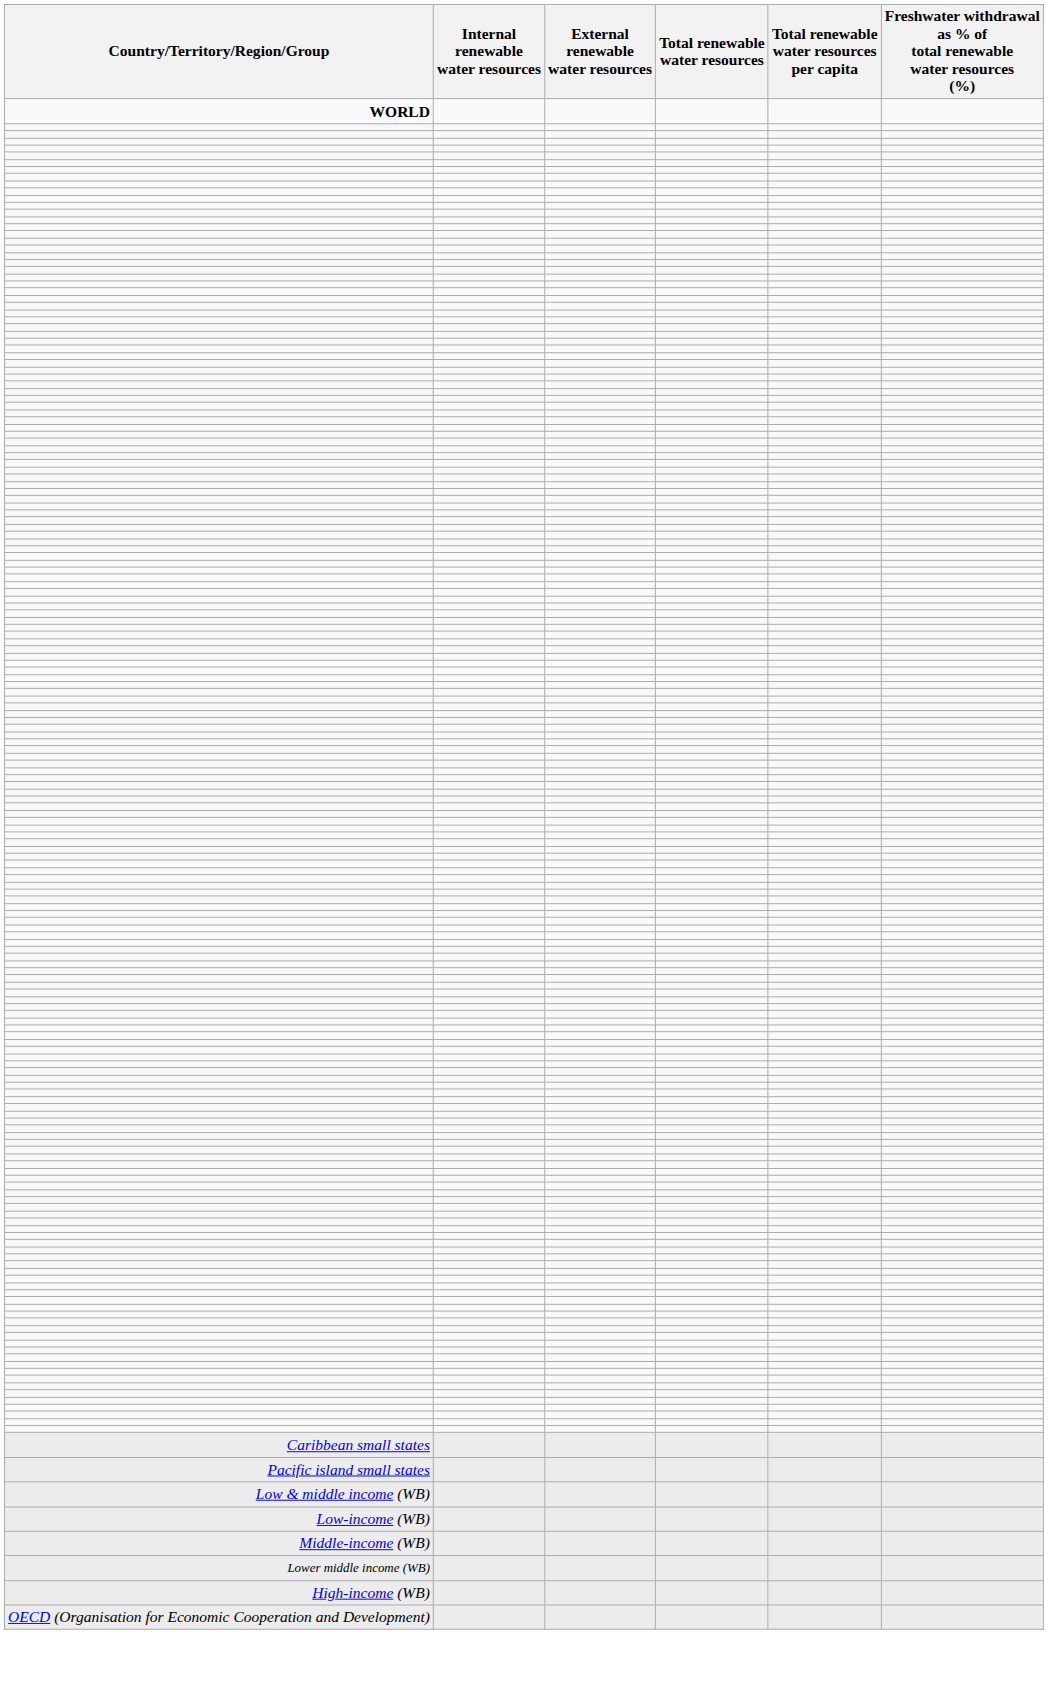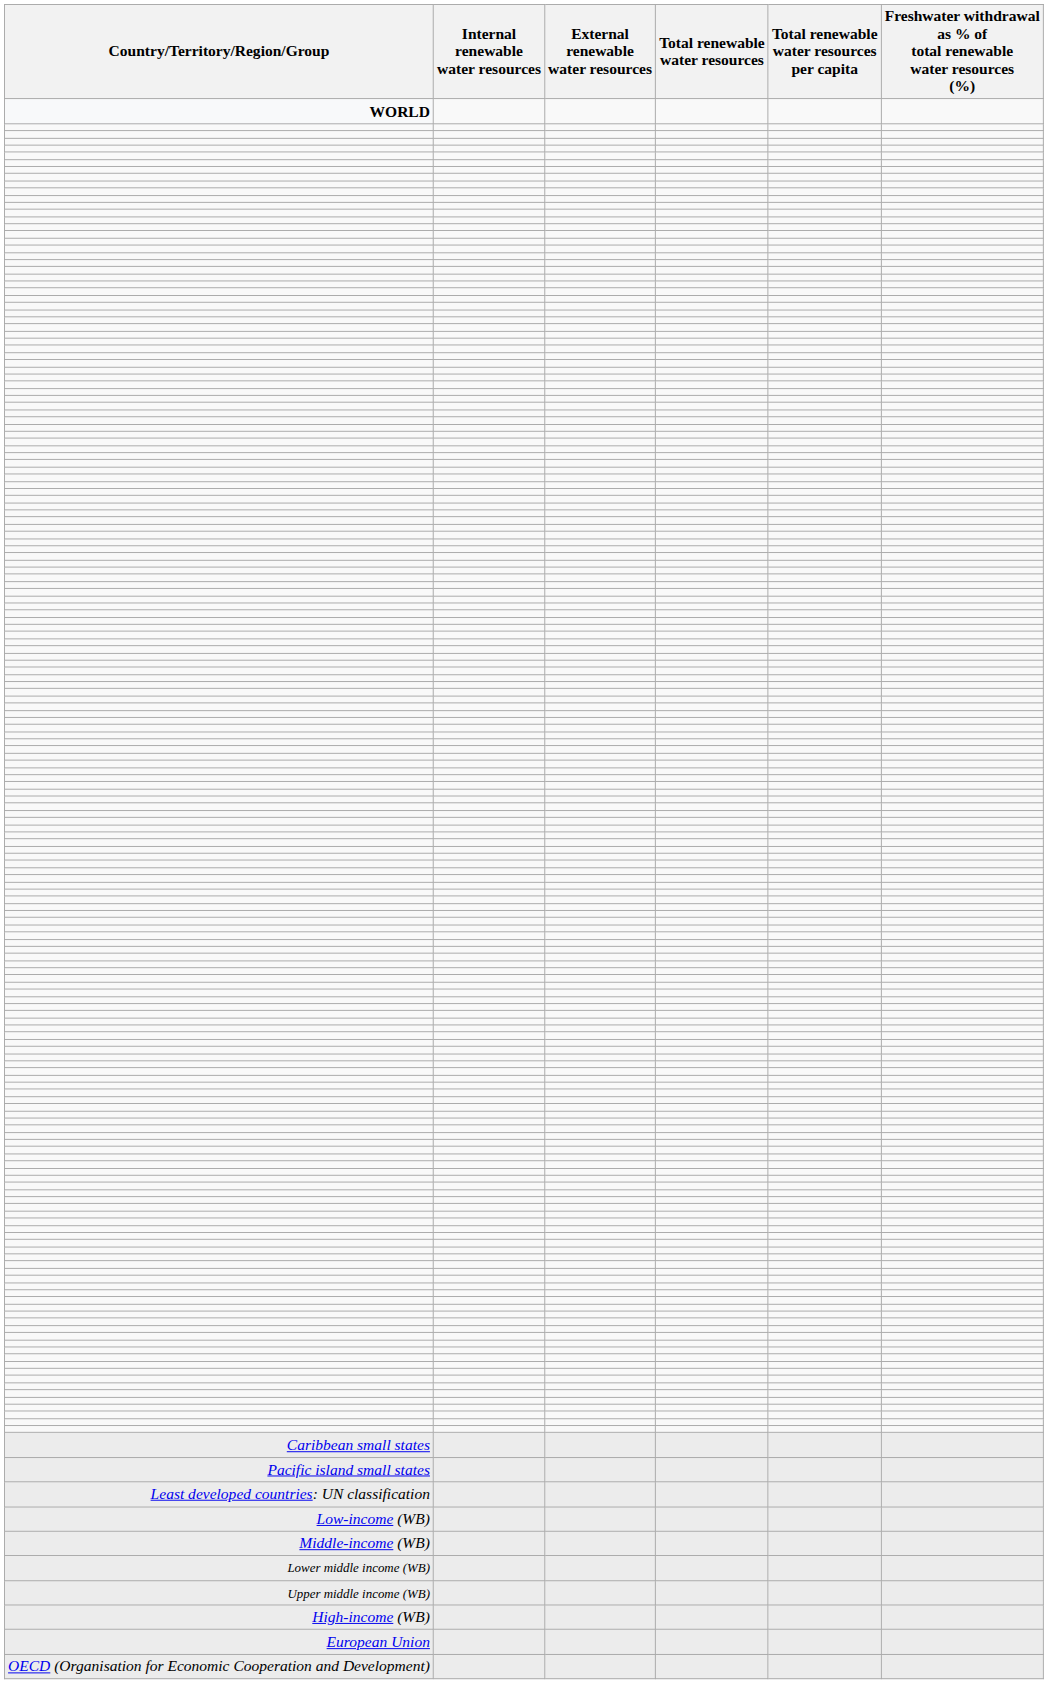+ row: (290, 1494)
- row: (343, 1494)
+ row: (359, 1593)
+ row: (378, 1641)
